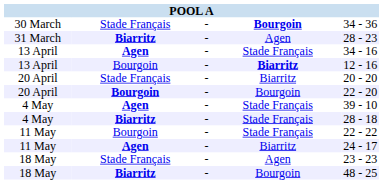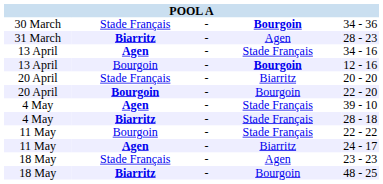(278, 64) Biarritz -> (278, 64) Bourgoin
